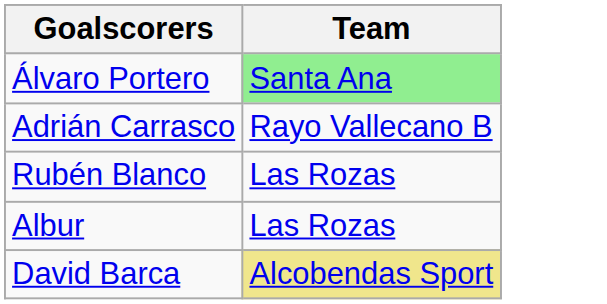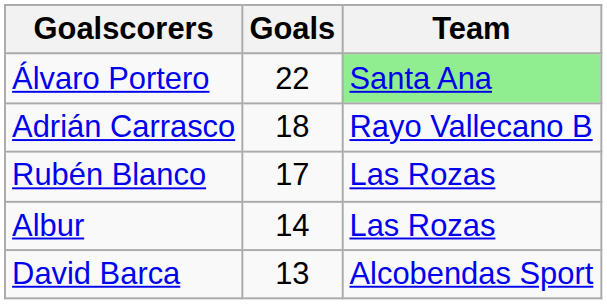+ column: (292, 28)
(371, 273) khaki background -> (471, 273) no background
